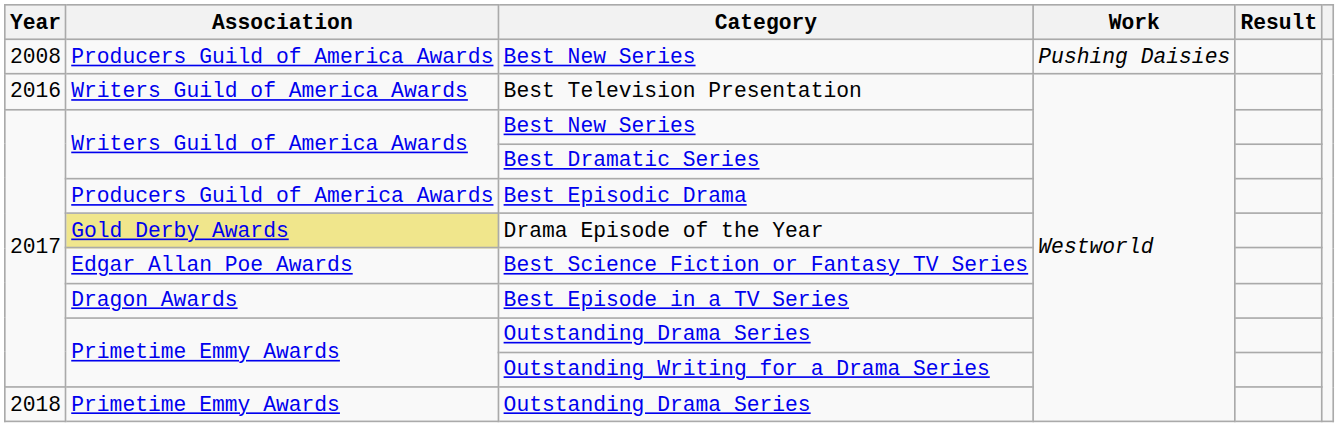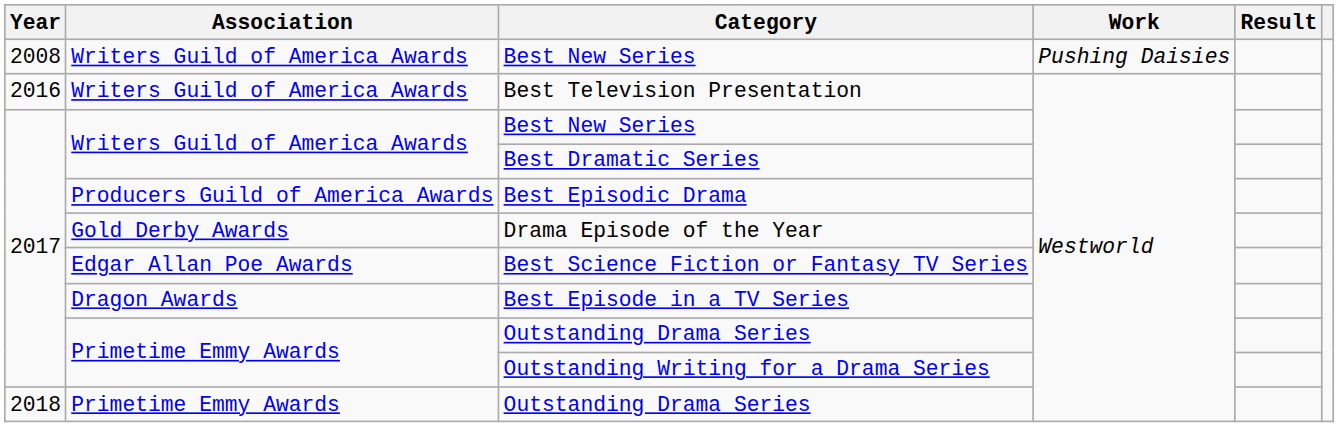(282, 57) Producers Guild of America Awards -> (270, 57) Writers Guild of America Awards
(180, 231) khaki background -> (180, 231) no background
